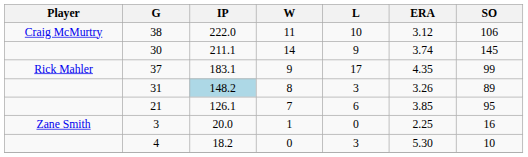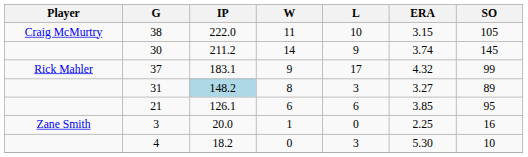(423, 32) 3.12 -> (423, 32) 3.15
(489, 32) 106 -> (489, 32) 105
(223, 50) 211.1 -> (223, 50) 211.2
(423, 69) 4.35 -> (423, 69) 4.32
(423, 87) 3.26 -> (423, 87) 3.27
(289, 106) 7 -> (289, 106) 6
